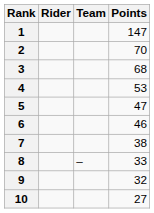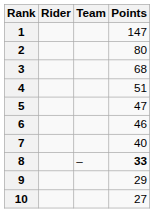(140, 50) 70 -> (140, 50) 80
(140, 87) 53 -> (140, 87) 51
(140, 143) 38 -> (140, 143) 40
(140, 161) normal -> (140, 161) bold
(140, 180) 32 -> (140, 180) 29
